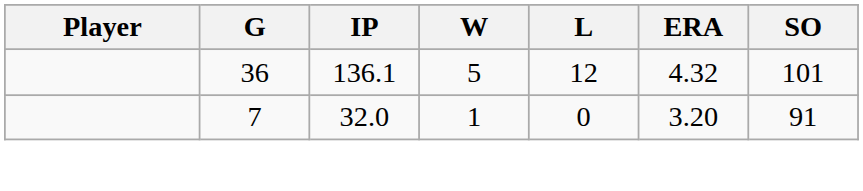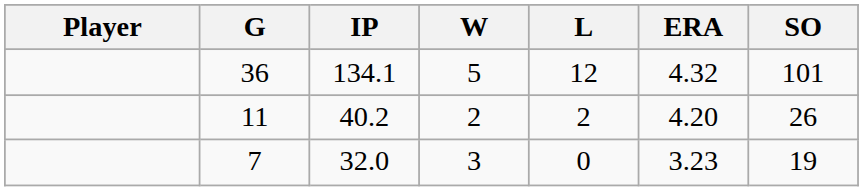(364, 71) 136.1 -> (364, 71) 134.1
+ row: (255, 116)
(474, 116) 1 -> (474, 161) 3
(693, 116) 3.20 -> (693, 161) 3.23
(803, 116) 91 -> (803, 161) 19
